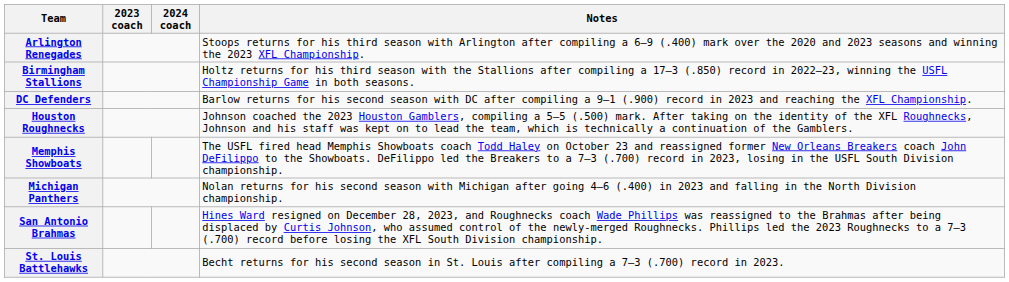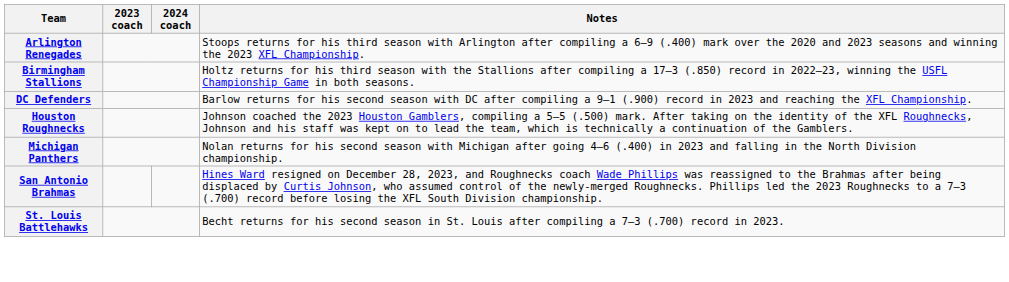- row: (54, 158)
